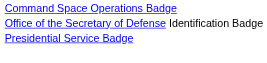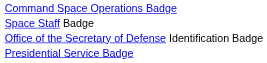+ row: (49, 23)
